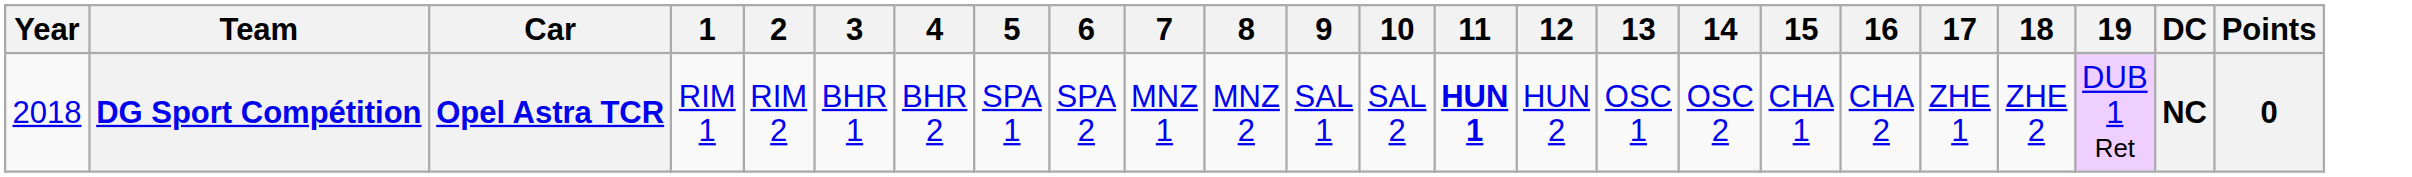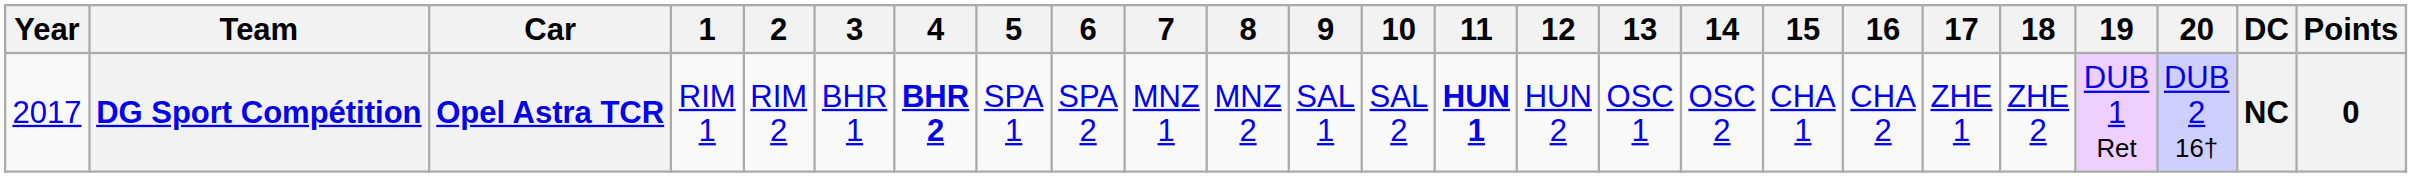+ column: (2197, 29)
(47, 112) 2018 -> (47, 112) 2017
(935, 112) normal -> (936, 112) bold
